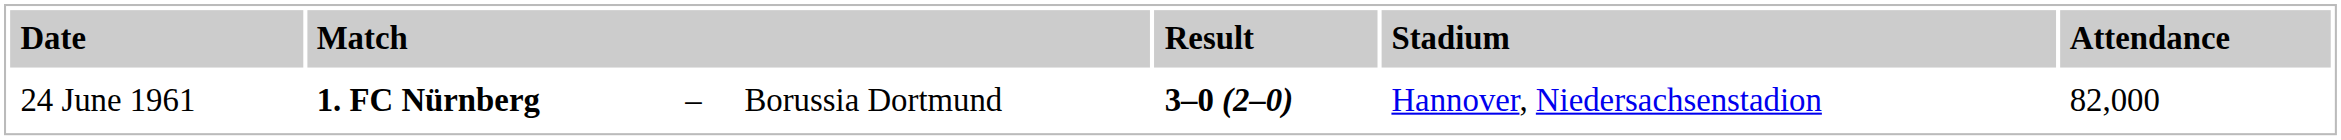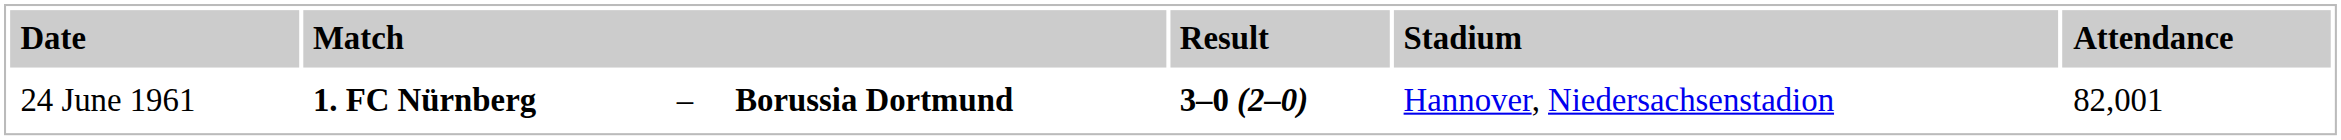(873, 99) normal -> (874, 99) bold
(2115, 99) 82,000 -> (2118, 99) 82,001
